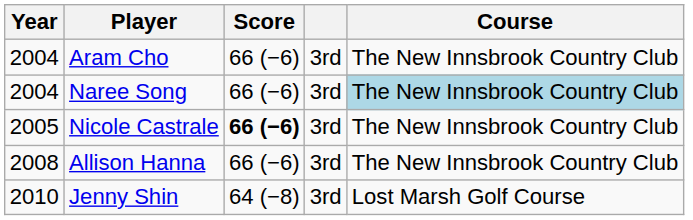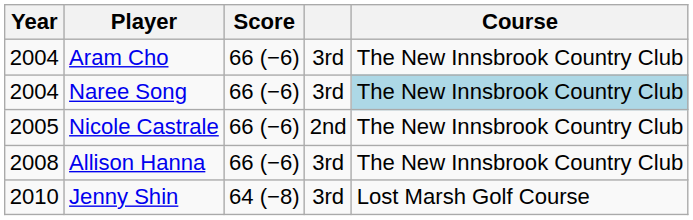(264, 127) bold -> (264, 127) normal
(326, 127) 3rd -> (328, 127) 2nd
